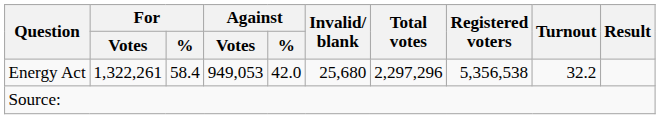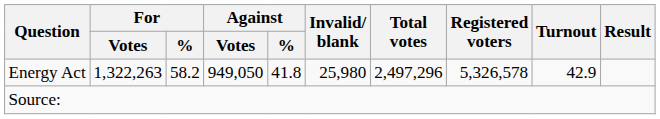(128, 72) 1,322,261 -> (128, 72) 1,322,263
(185, 72) 58.4 -> (185, 72) 58.2
(236, 72) 949,053 -> (236, 72) 949,050
(286, 72) 42.0 -> (286, 72) 41.8
(343, 72) 25,680 -> (343, 72) 25,980
(408, 72) 2,297,296 -> (408, 72) 2,497,296
(494, 72) 5,356,538 -> (494, 72) 5,326,578
(581, 72) 32.2 -> (581, 72) 42.9
